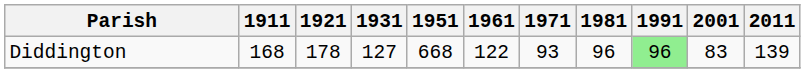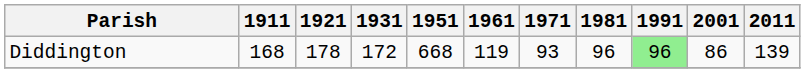(379, 52) 127 -> (379, 52) 172
(492, 52) 122 -> (492, 52) 119
(716, 52) 83 -> (716, 52) 86
